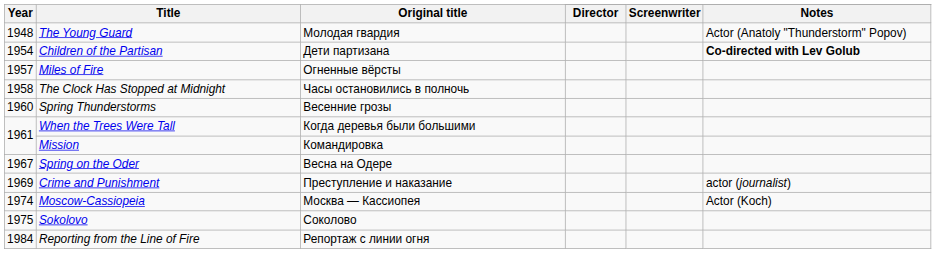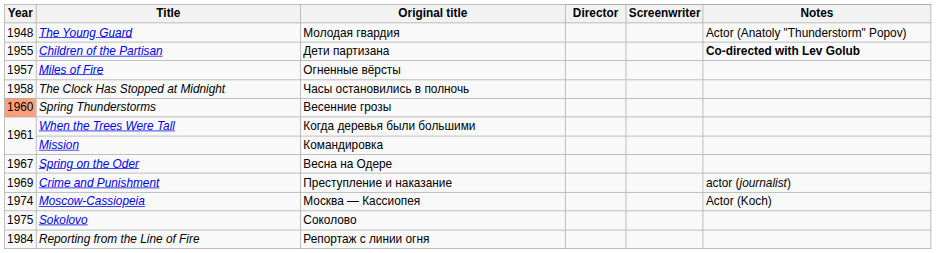(20, 51) 1954 -> (20, 51) 1955
(20, 107) no background -> (20, 107) lightsalmon background
